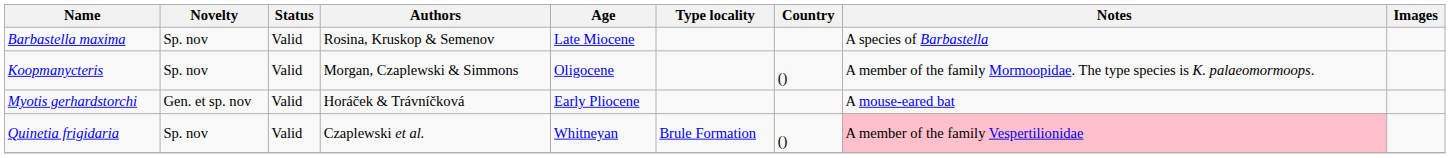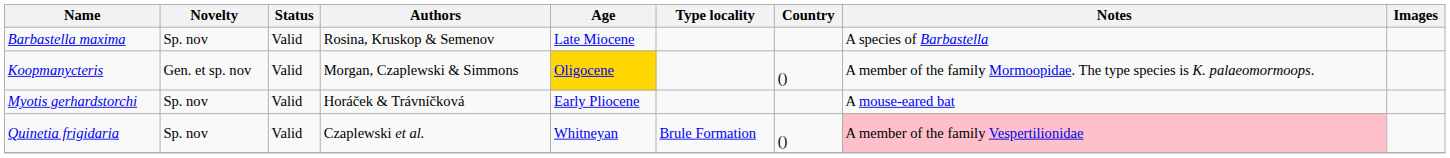(186, 70) Sp. nov -> (207, 70) Gen. et sp. nov
(584, 70) no background -> (584, 70) gold background
(207, 101) Gen. et sp. nov -> (186, 101) Sp. nov
